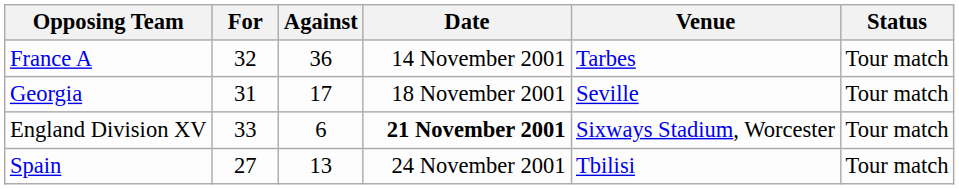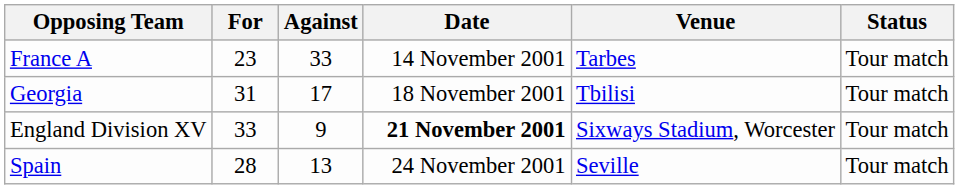(245, 58) 32 -> (245, 58) 23
(321, 58) 36 -> (321, 58) 33
(607, 93) Seville -> (605, 93) Tbilisi
(321, 129) 6 -> (321, 129) 9
(245, 165) 27 -> (245, 165) 28
(605, 165) Tbilisi -> (607, 165) Seville
